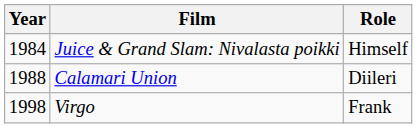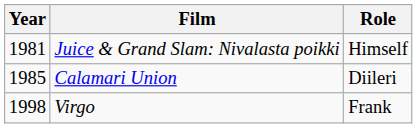(27, 48) 1984 -> (27, 48) 1981
(27, 78) 1988 -> (27, 78) 1985
